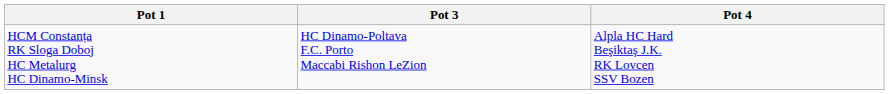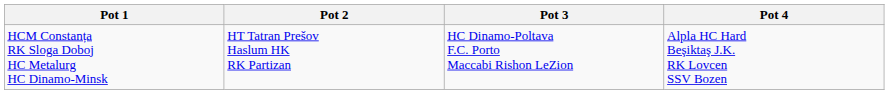+ column: (334, 14)
